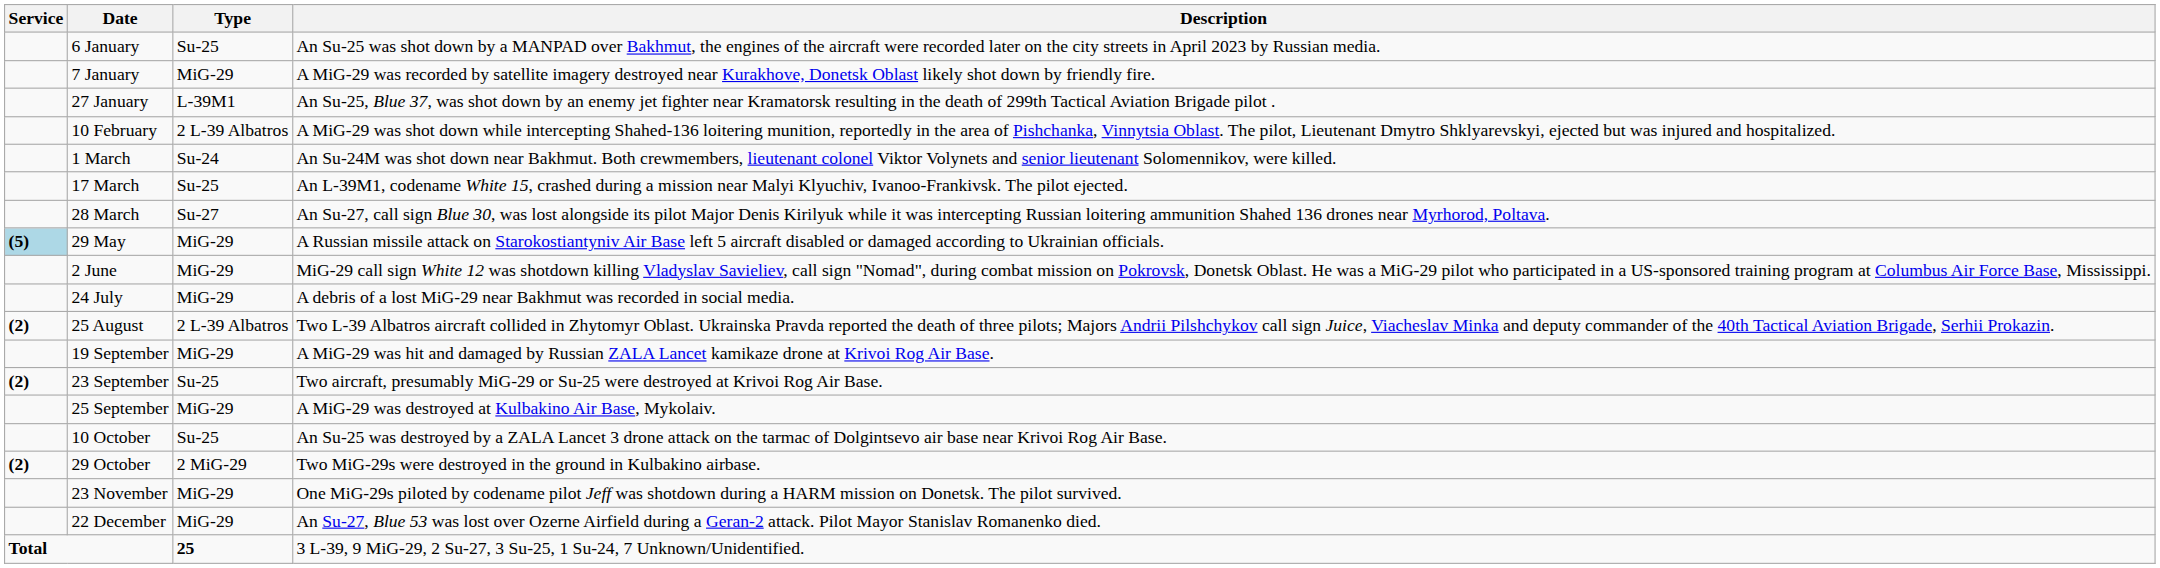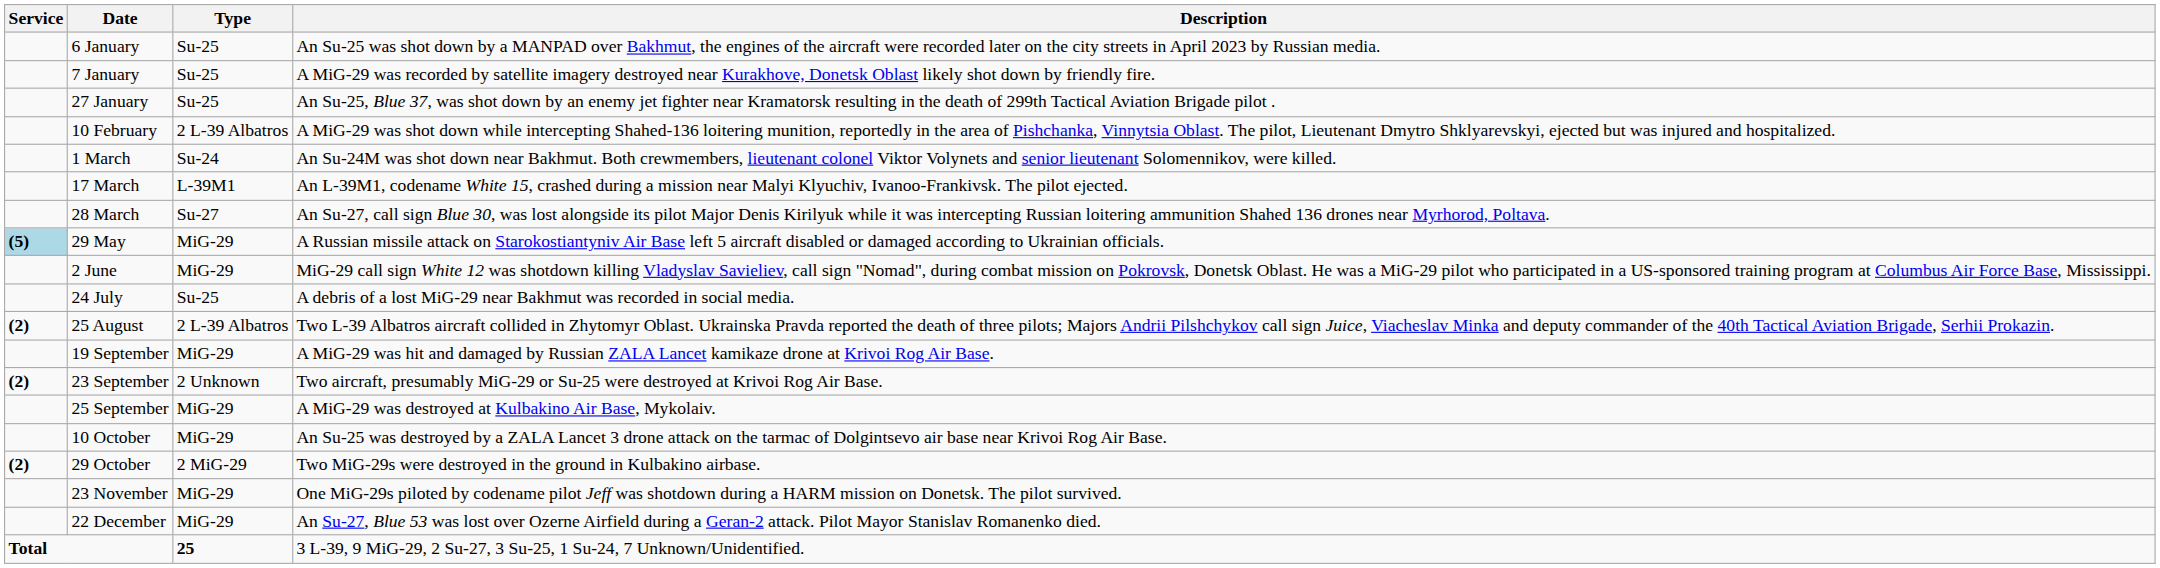(205, 74) MiG-29 -> (198, 74) Su-25
(206, 102) L-39M1 -> (198, 102) Su-25
(198, 185) Su-25 -> (206, 185) L-39M1
(205, 297) MiG-29 -> (198, 297) Su-25
(198, 381) Su-25 -> (218, 381) 2 Unknown
(198, 437) Su-25 -> (205, 437) MiG-29
